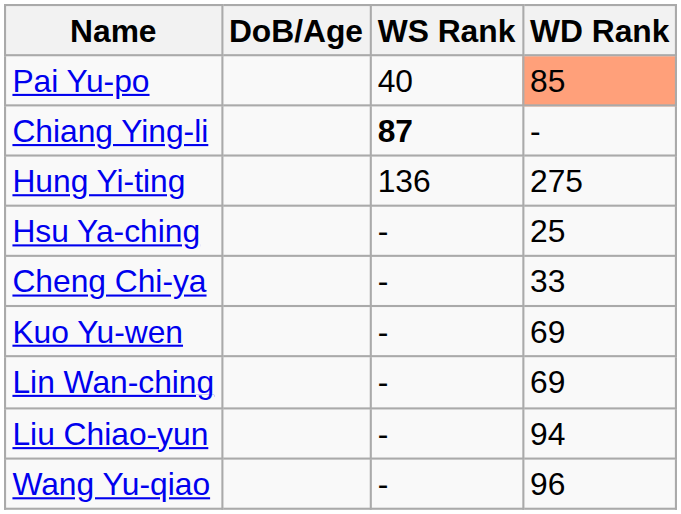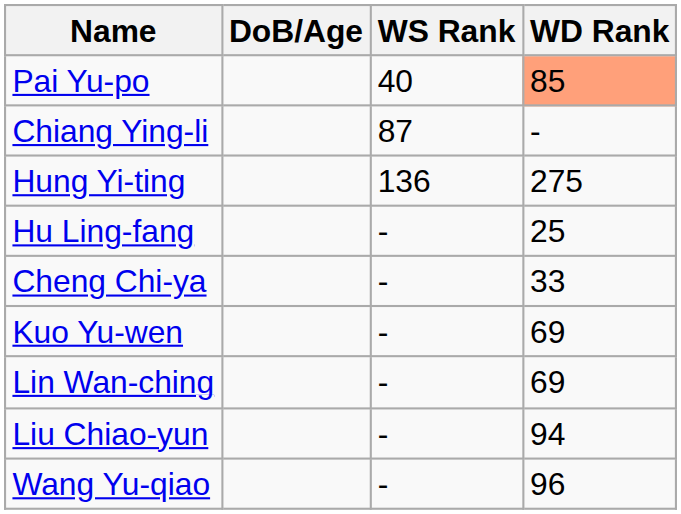(395, 131) bold -> (395, 131) normal
- row: (106, 232)
+ row: (103, 232)
